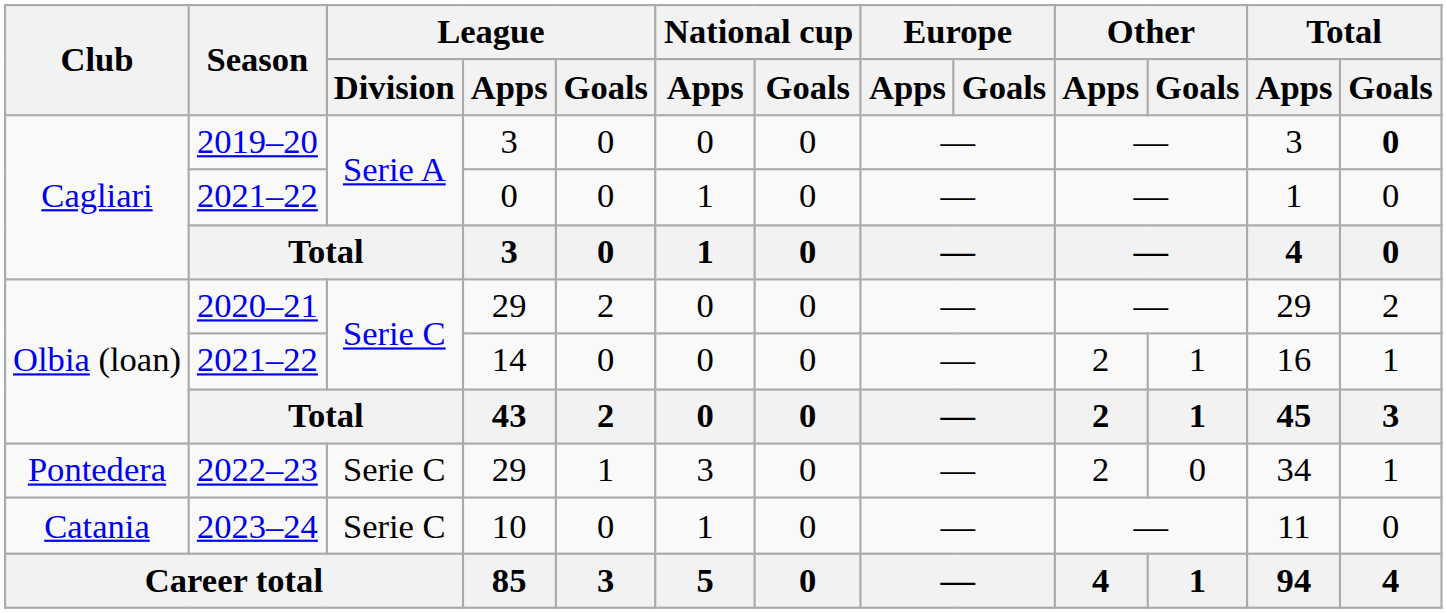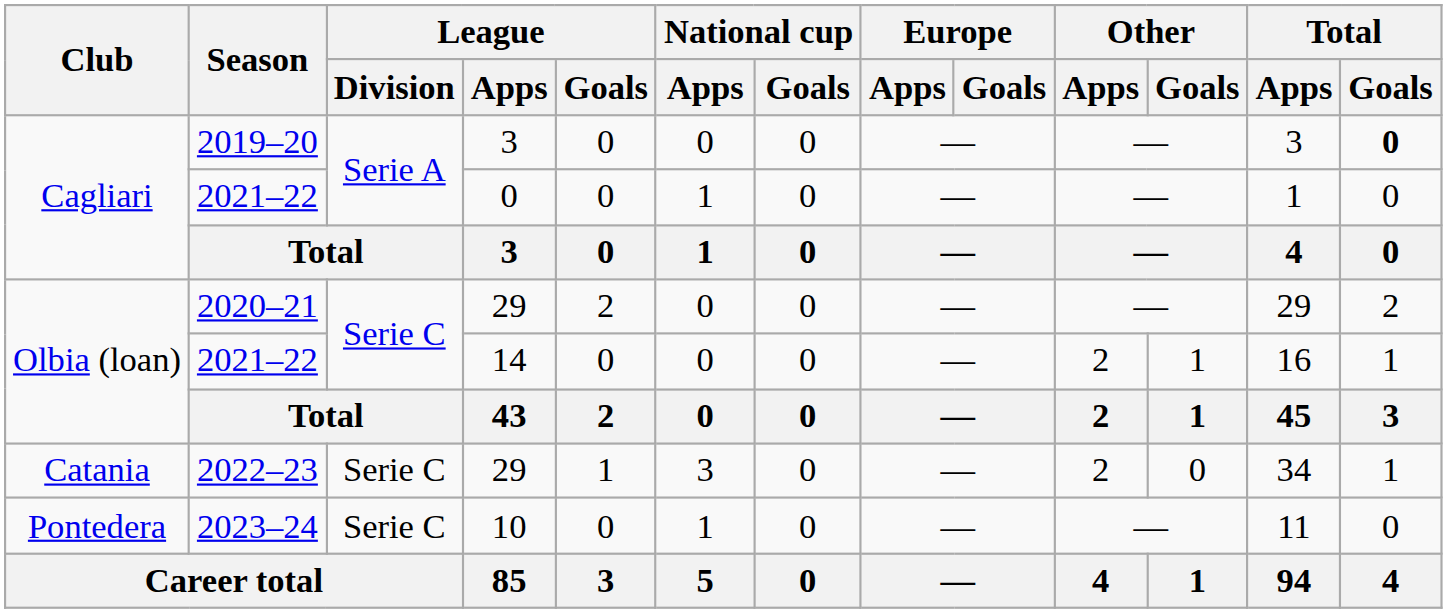(97, 470) Pontedera -> (97, 470) Catania
(97, 525) Catania -> (97, 525) Pontedera
